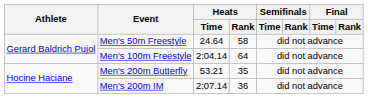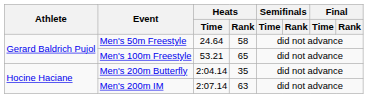(212, 56) 2:04.14 -> (212, 56) 53.21
(243, 56) 64 -> (243, 56) 65
(212, 71) 53.21 -> (212, 71) 2:04.14
(243, 86) 36 -> (243, 86) 63
